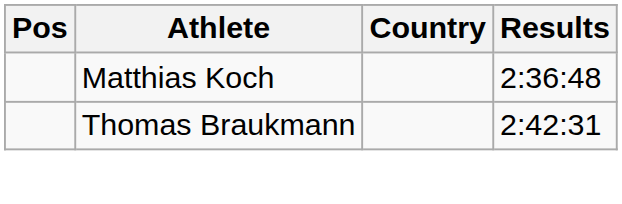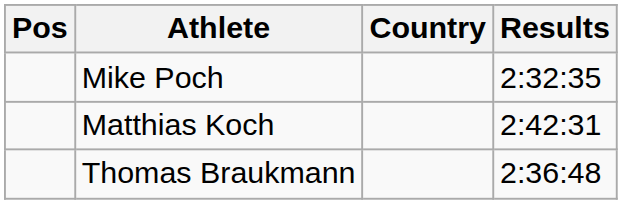+ row: (153, 76)
(551, 76) 2:36:48 -> (551, 125) 2:42:31
(551, 125) 2:42:31 -> (551, 173) 2:36:48
